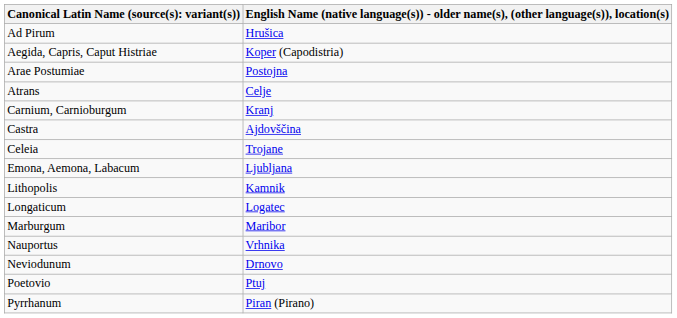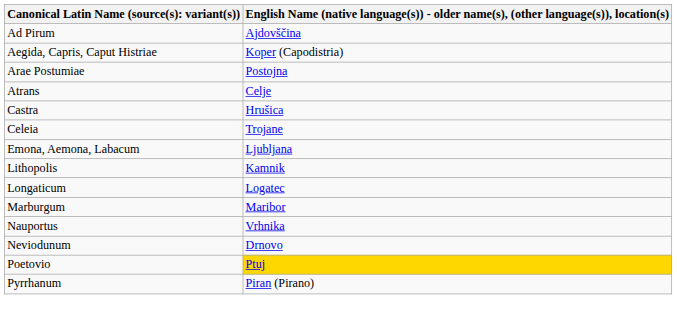(265, 33) Hrušica -> (273, 33) Ajdovščina
- row: (67, 110)
(273, 129) Ajdovščina -> (265, 110) Hrušica
(255, 284) no background -> (255, 264) gold background
